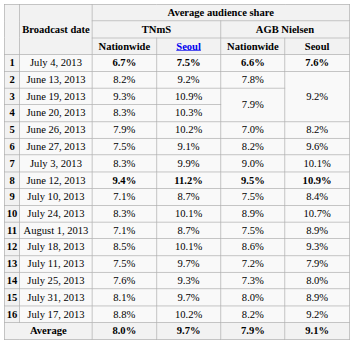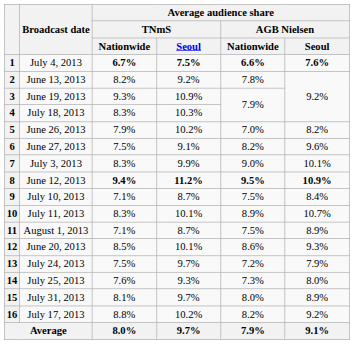(56, 113) June 20, 2013 -> (56, 113) July 18, 2013
(56, 213) July 24, 2013 -> (56, 213) July 11, 2013
(56, 247) July 18, 2013 -> (56, 247) June 20, 2013
(56, 264) July 11, 2013 -> (56, 264) July 24, 2013
